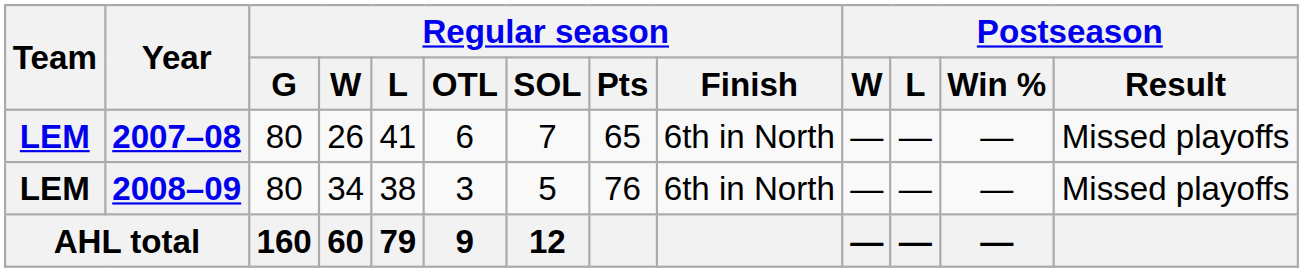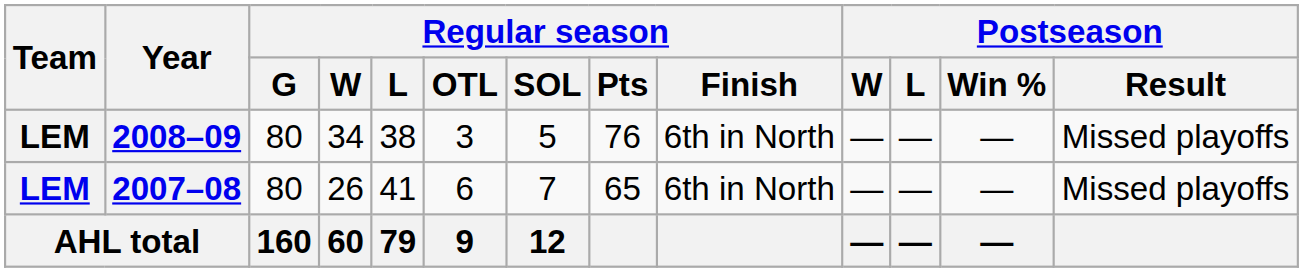rows swapped: (177, 136) <-> (177, 189)
